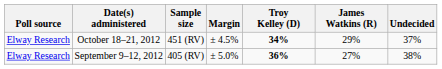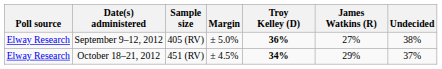rows swapped: (119, 40) <-> (119, 56)
